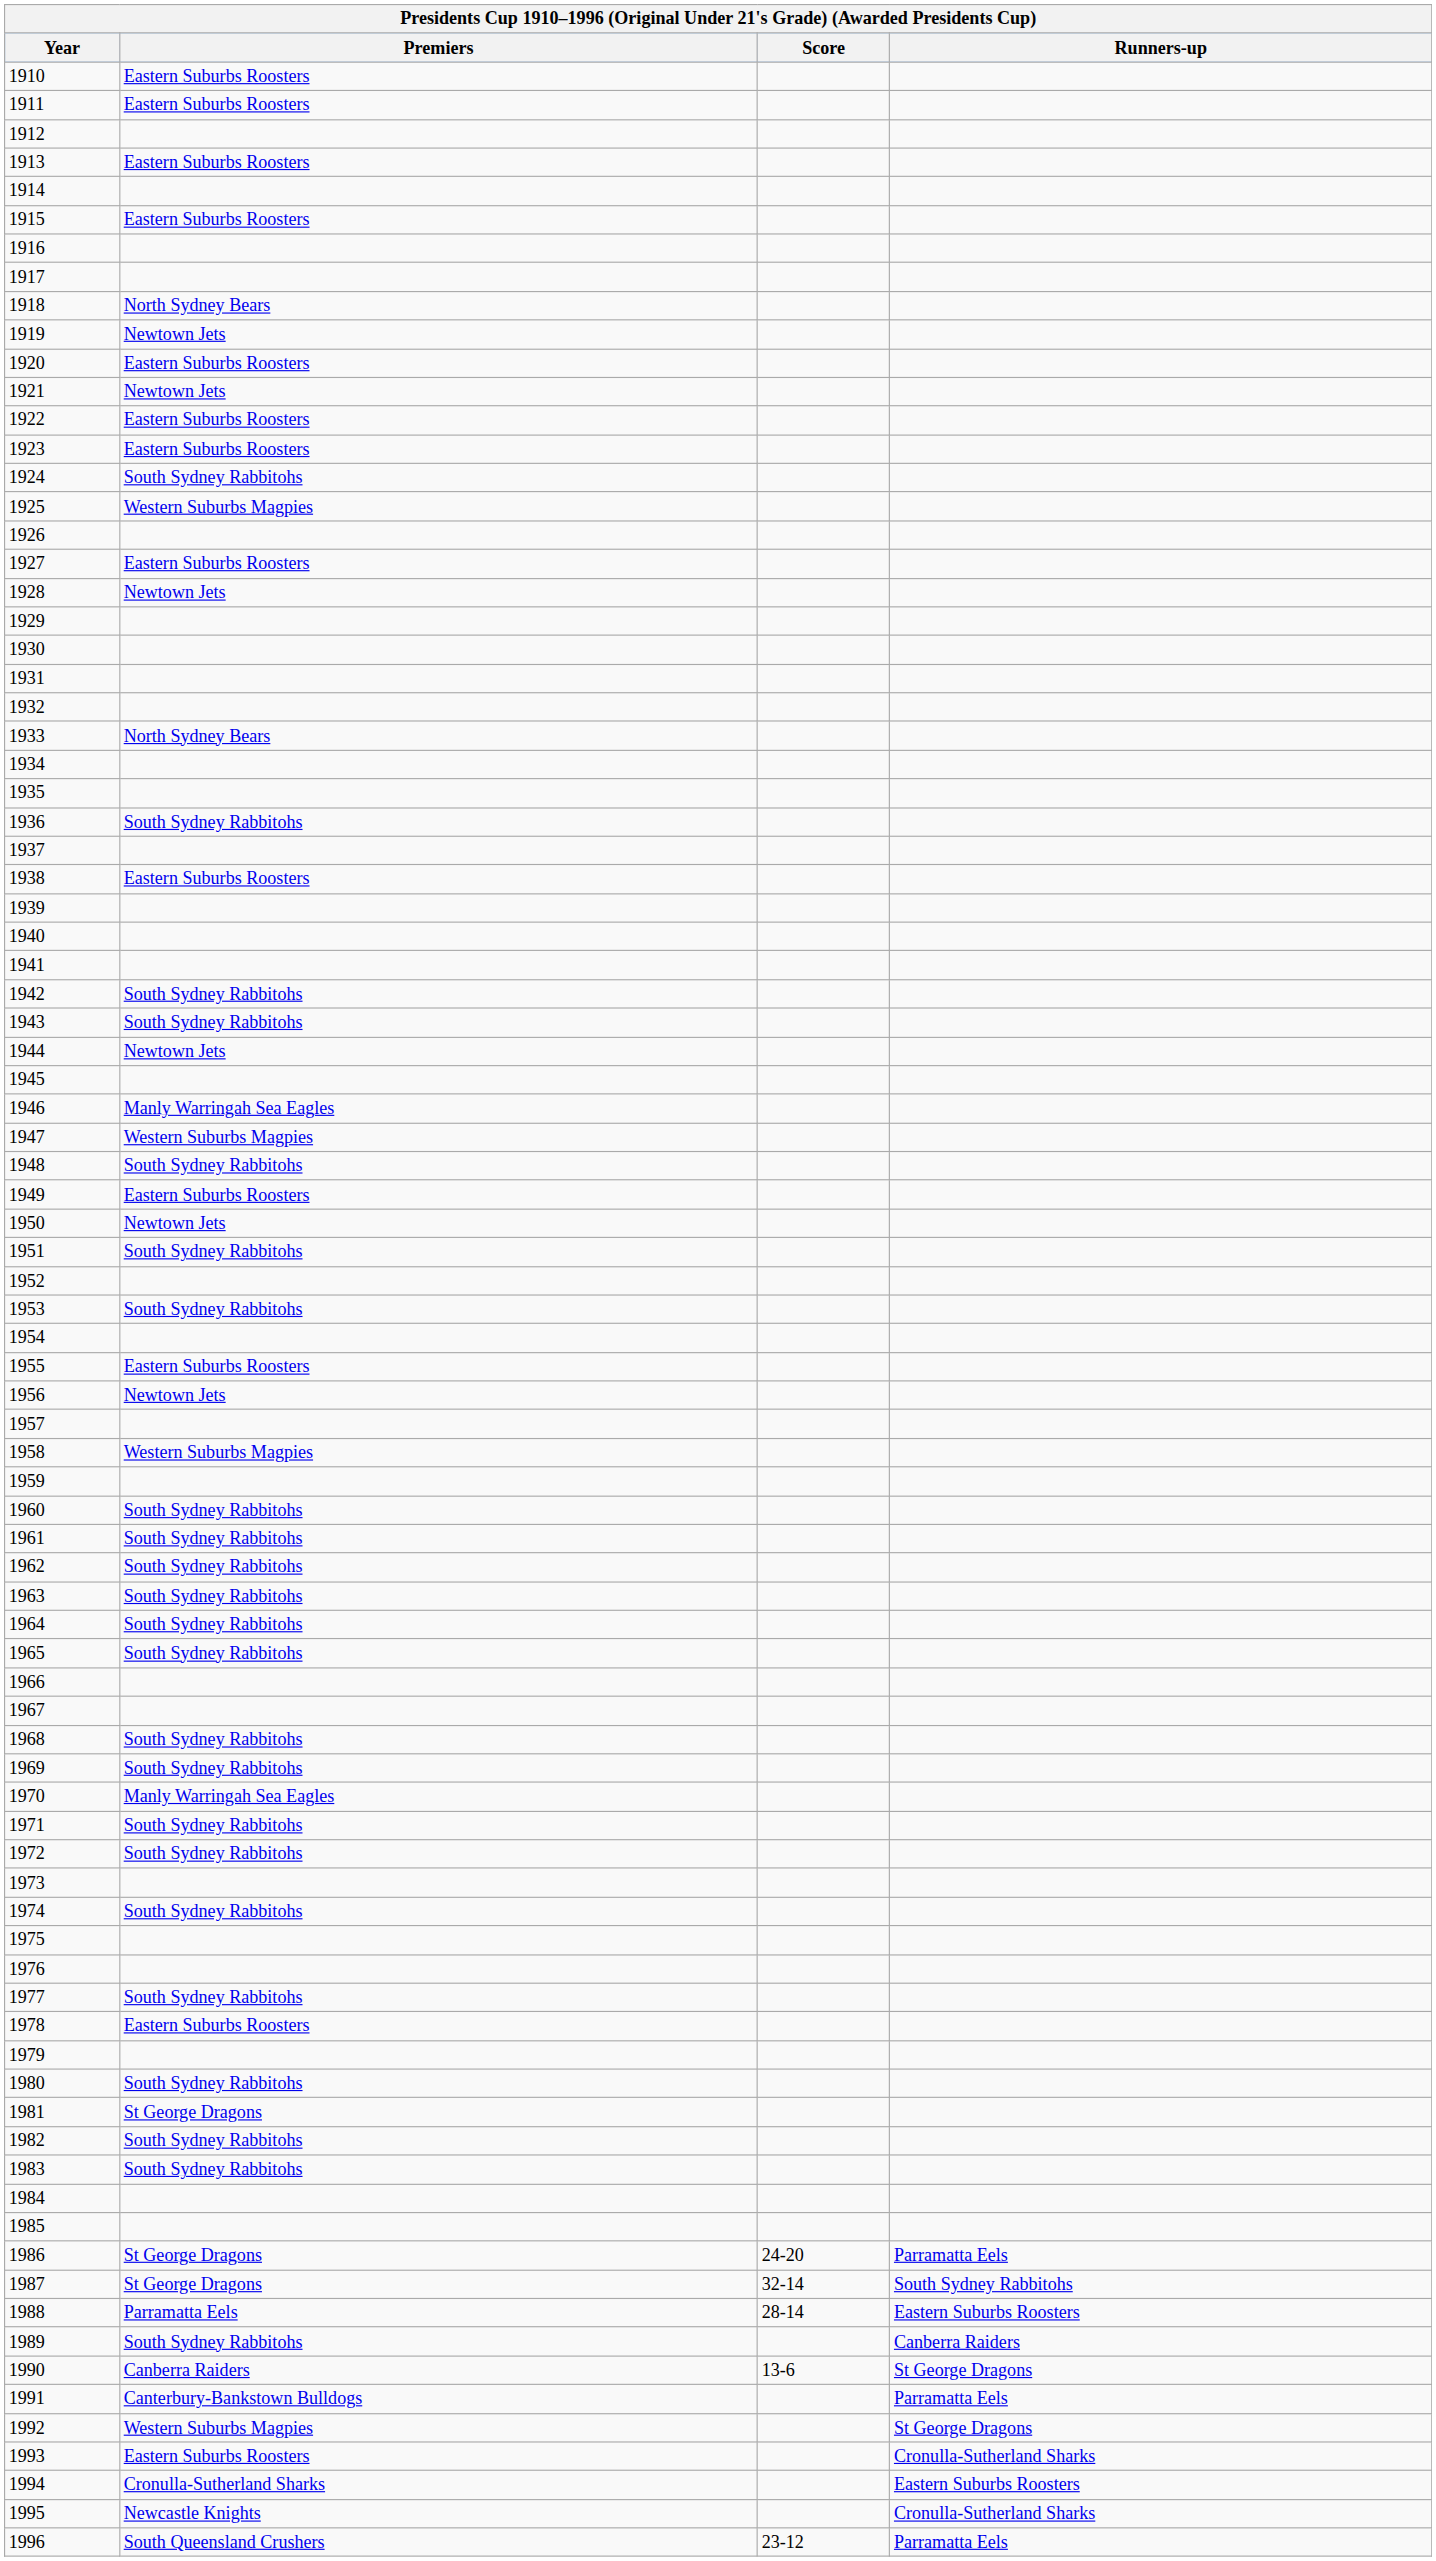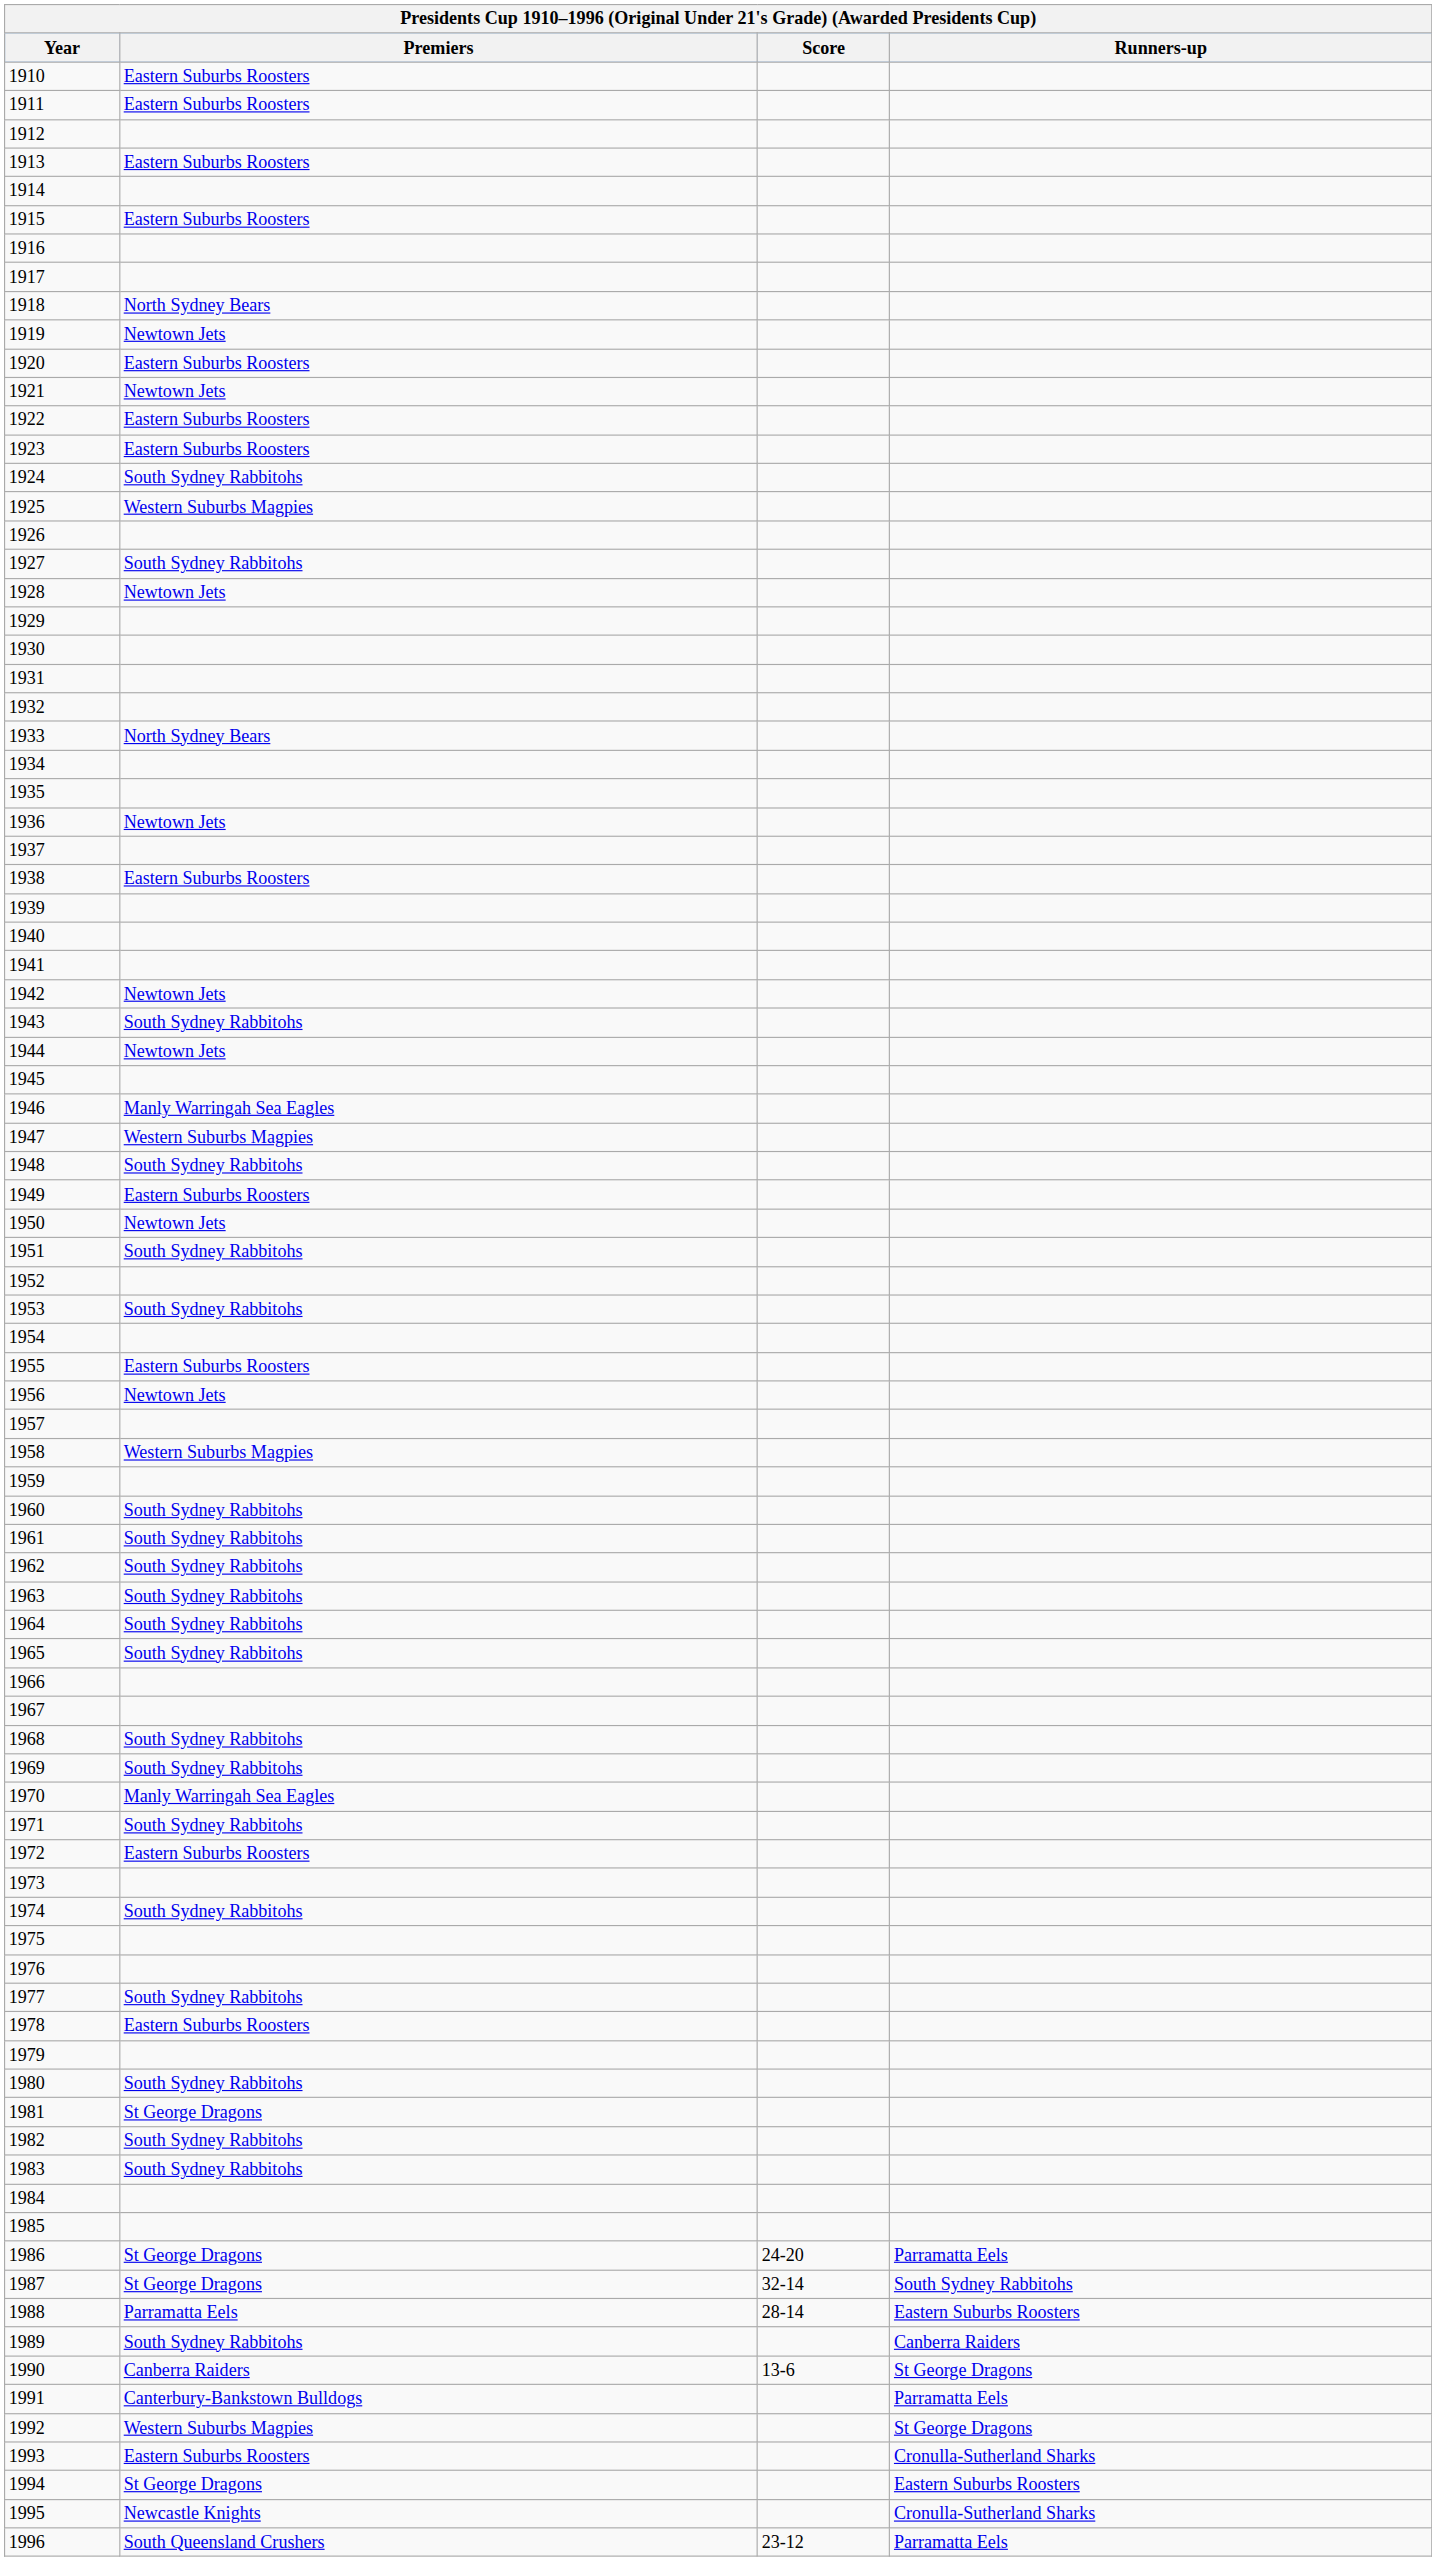(217, 563) Eastern Suburbs Roosters -> (213, 563) South Sydney Rabbitohs
(213, 821) South Sydney Rabbitohs -> (175, 821) Newtown Jets
(213, 993) South Sydney Rabbitohs -> (175, 993) Newtown Jets
(213, 1853) South Sydney Rabbitohs -> (217, 1853) Eastern Suburbs Roosters
(224, 2484) Cronulla-Sutherland Sharks -> (193, 2484) St George Dragons
